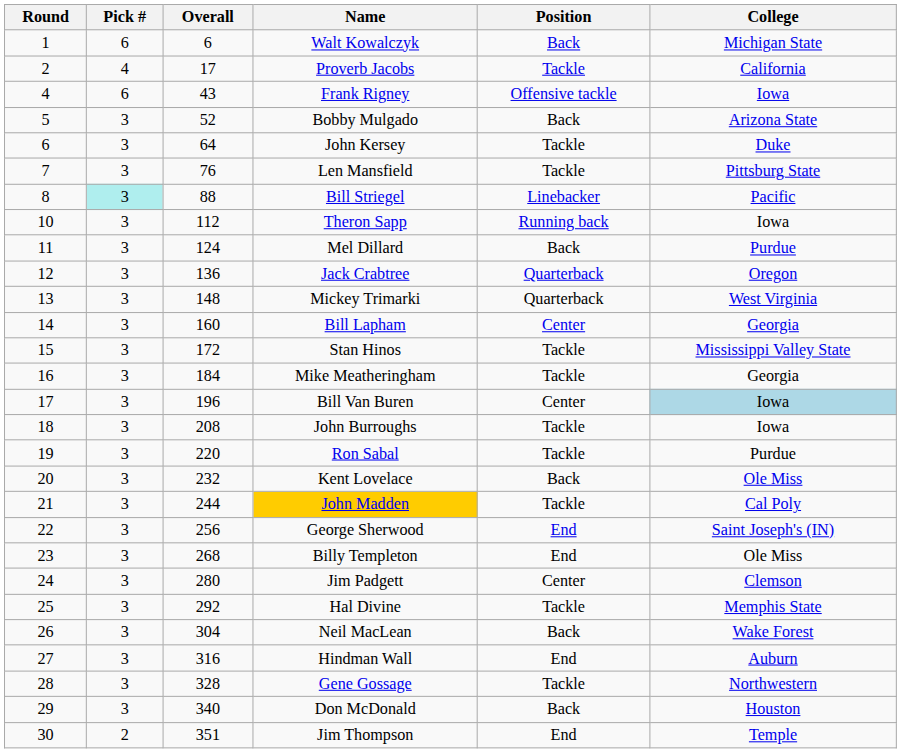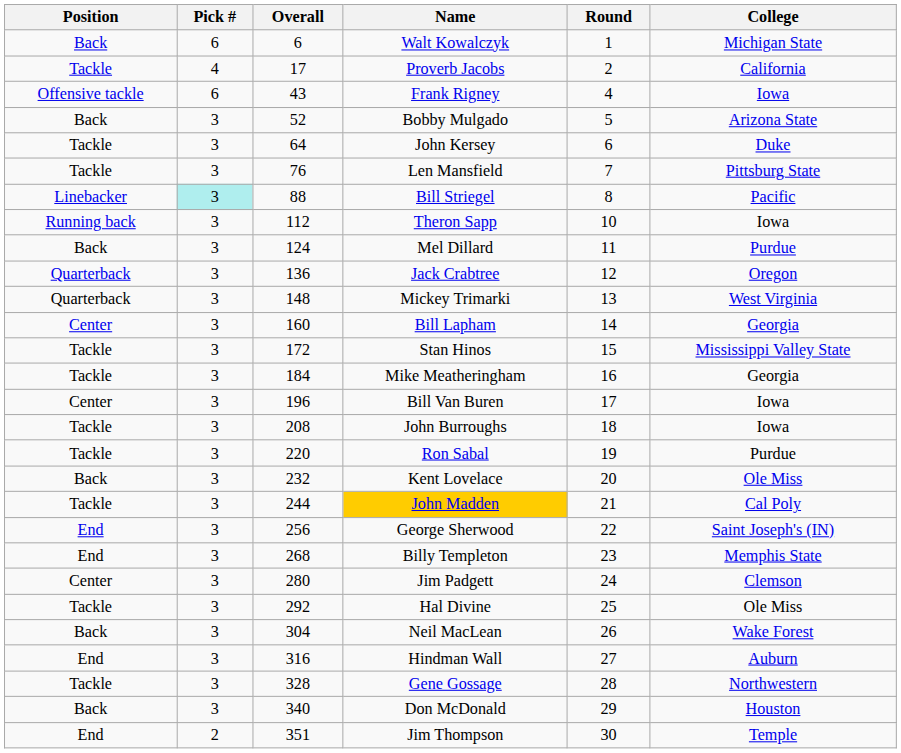columns swapped: (46, 17) <-> (564, 17)
(773, 401) lightblue background -> (773, 401) no background
(773, 555) Ole Miss -> (773, 555) Memphis State
(773, 606) Memphis State -> (773, 606) Ole Miss
